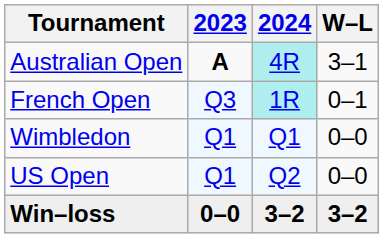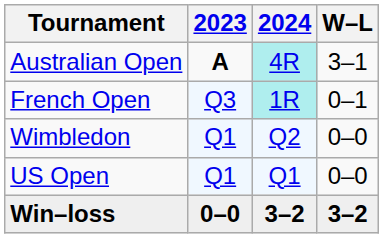(285, 137) Q1 -> (285, 137) Q2
(285, 175) Q2 -> (285, 175) Q1
